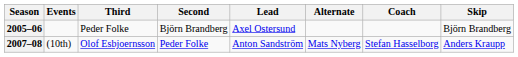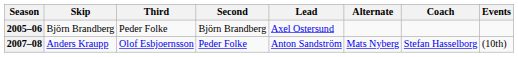columns swapped: (477, 12) <-> (61, 12)
